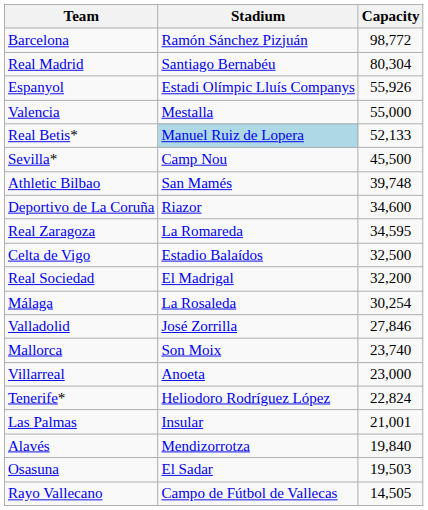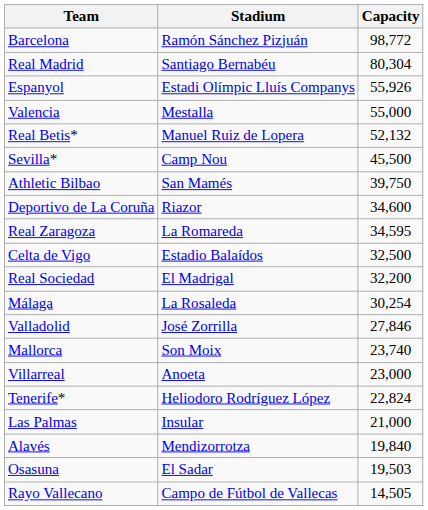(233, 135) lightblue background -> (233, 135) no background
(391, 135) 52,133 -> (391, 135) 52,132
(391, 183) 39,748 -> (391, 183) 39,750
(391, 421) 21,001 -> (391, 421) 21,000
